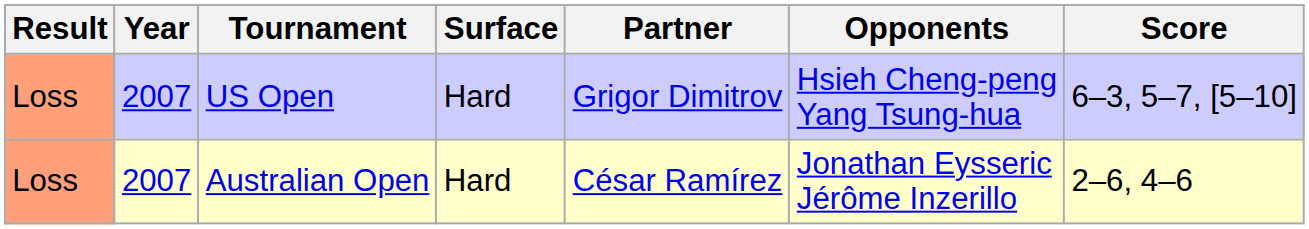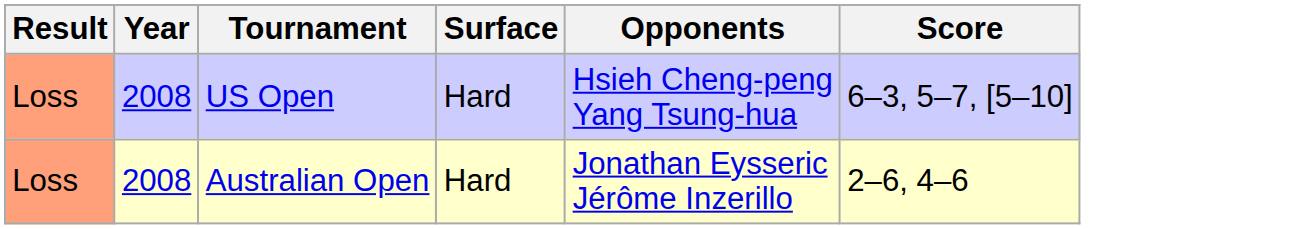- column: (678, 29)
(157, 96) 2007 -> (157, 96) 2008
(157, 180) 2007 -> (157, 180) 2008
